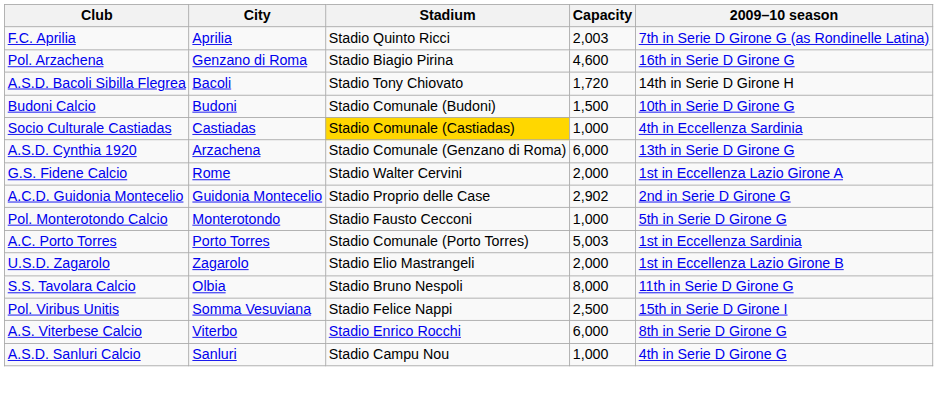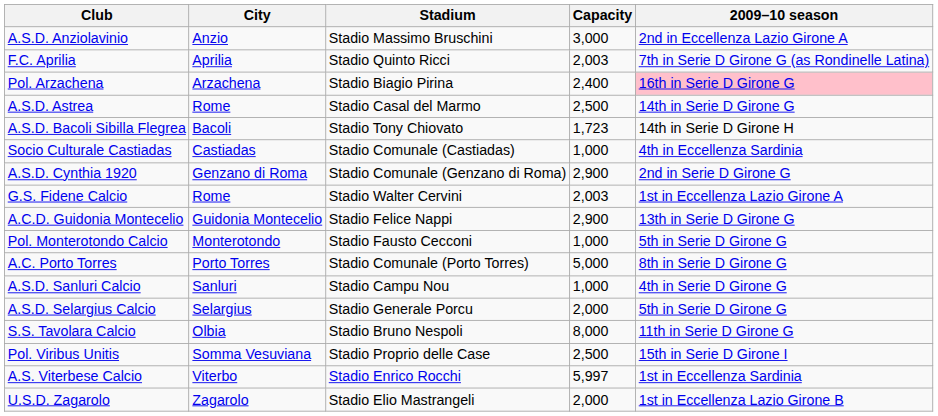+ row: (68, 38)
(250, 60) Genzano di Roma -> (226, 83) Arzachena
(591, 60) 4,600 -> (591, 83) 2,400
(717, 60) no background -> (717, 83) pink background
+ row: (50, 106)
(591, 83) 1,720 -> (591, 128) 1,723
- row: (52, 106)
(422, 128) gold background -> (422, 151) no background
(226, 151) Arzachena -> (250, 173) Genzano di Roma
(591, 151) 6,000 -> (591, 173) 2,900
(717, 151) 13th in Serie D Girone G -> (715, 173) 2nd in Serie D Girone G
(591, 173) 2,000 -> (591, 196) 2,003
(410, 196) Stadio Proprio delle Case -> (391, 219) Stadio Felice Nappi
(591, 196) 2,902 -> (591, 219) 2,900
(715, 196) 2nd in Serie D Girone G -> (717, 219) 13th in Serie D Girone G
(591, 241) 5,003 -> (591, 264) 5,000
(720, 241) 1st in Eccellenza Sardinia -> (713, 264) 8th in Serie D Girone G
rows swapped: (74, 354) <-> (59, 264)
+ row: (82, 309)
(391, 309) Stadio Felice Nappi -> (410, 354) Stadio Proprio delle Case
(591, 331) 6,000 -> (591, 377) 5,997
(713, 331) 8th in Serie D Girone G -> (720, 377) 1st in Eccellenza Sardinia
